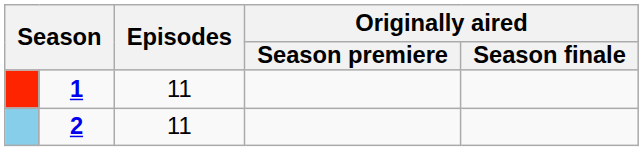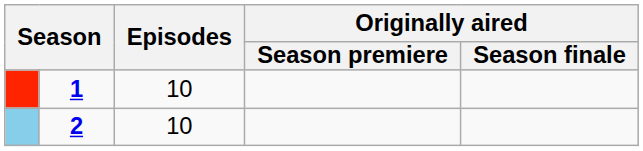(179, 88) 11 -> (179, 88) 10
(179, 126) 11 -> (179, 126) 10
